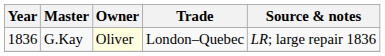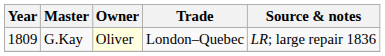(23, 39) 1836 -> (23, 39) 1809
